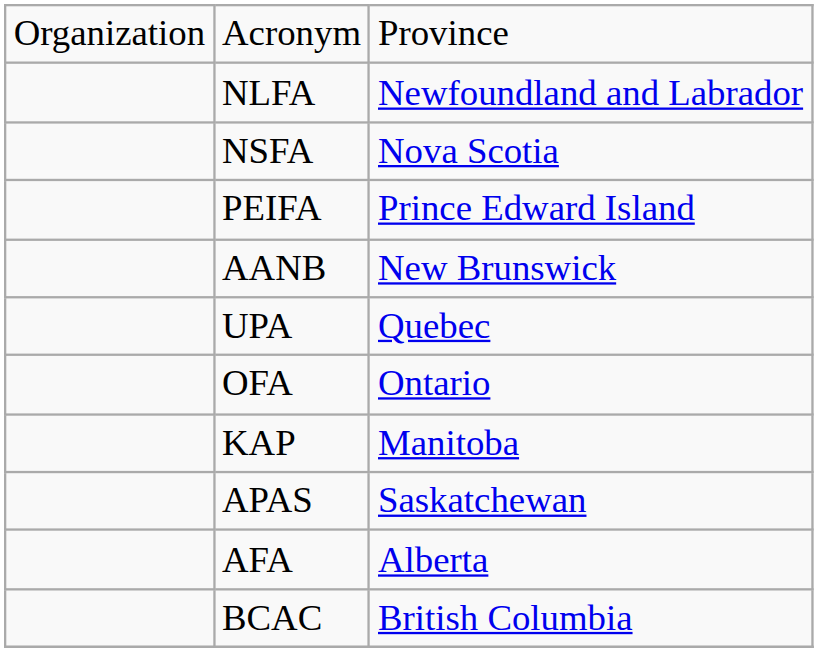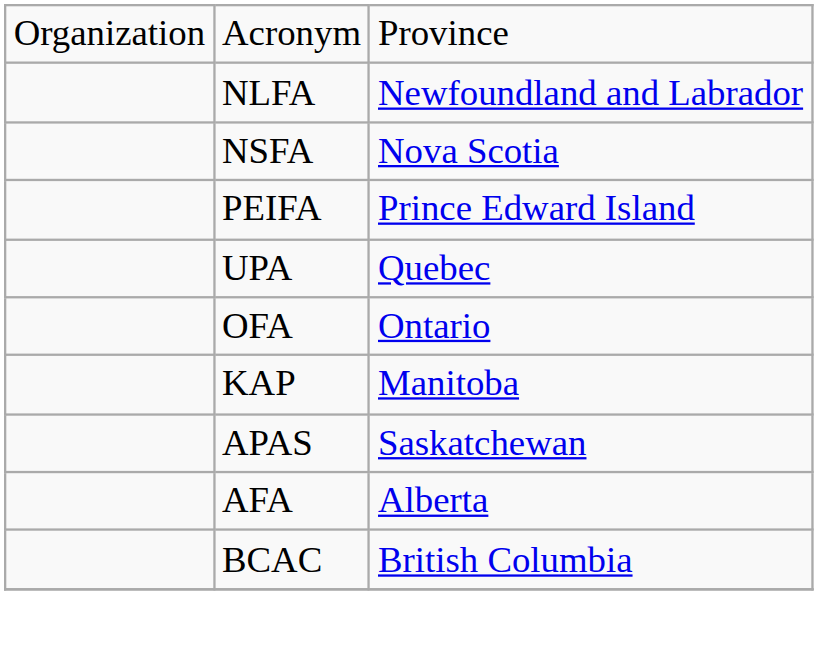- row: (274, 267)
